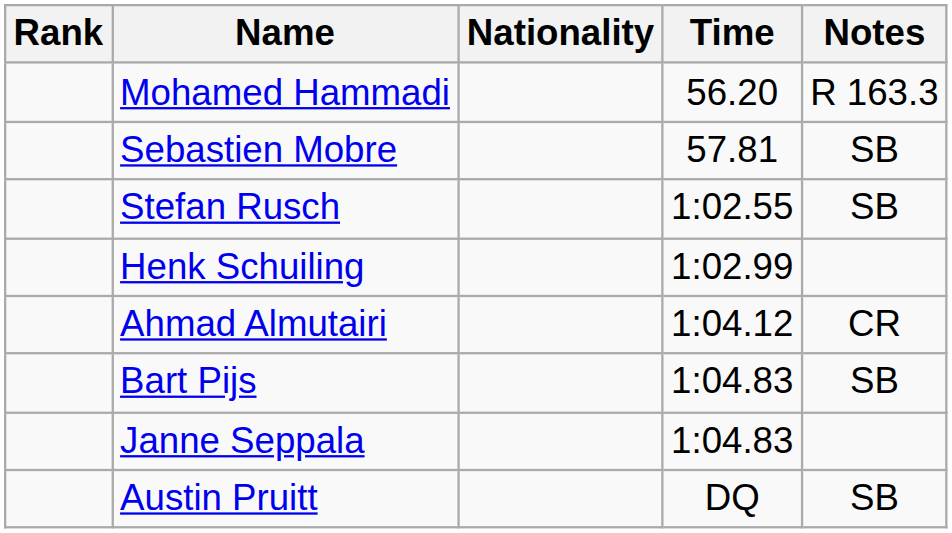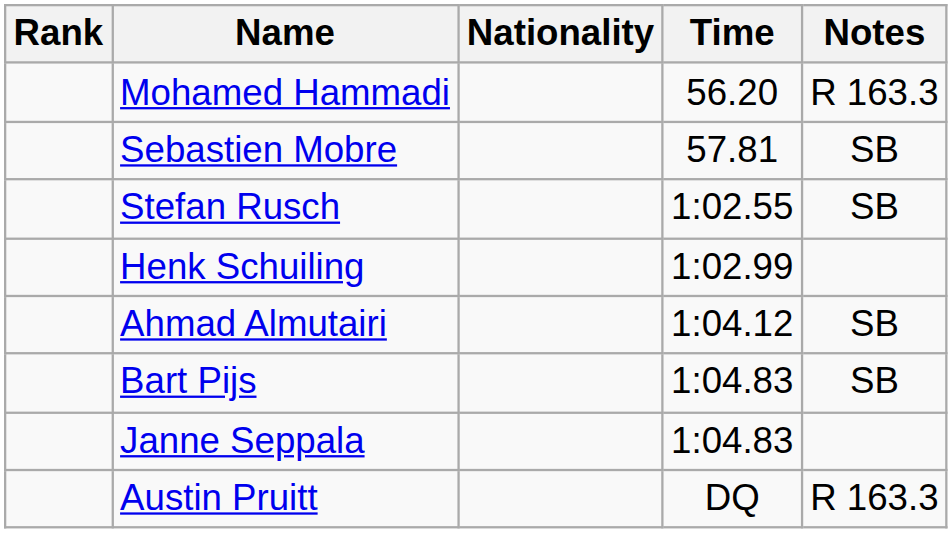(874, 324) CR -> (874, 324) SB
(874, 498) SB -> (874, 498) R 163.3
